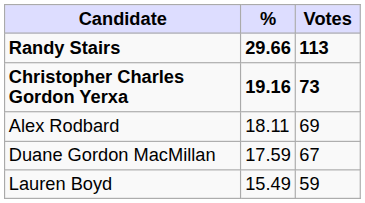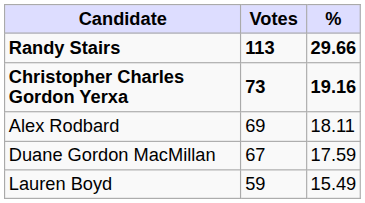columns swapped: (328, 18) <-> (268, 18)
